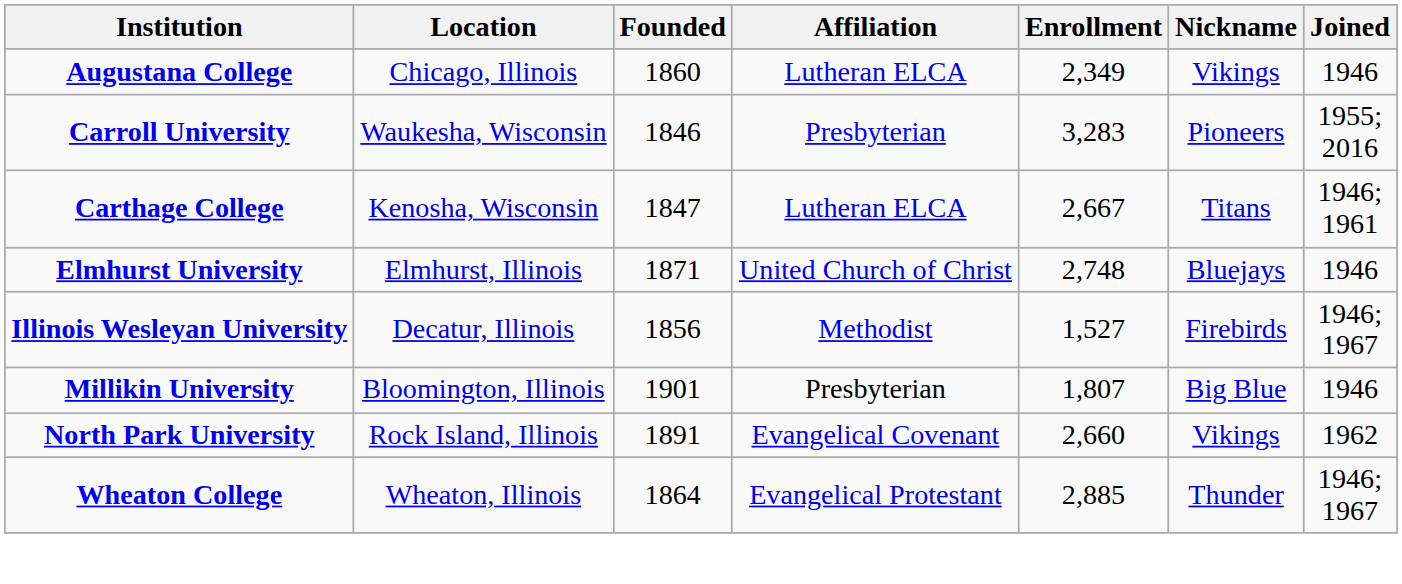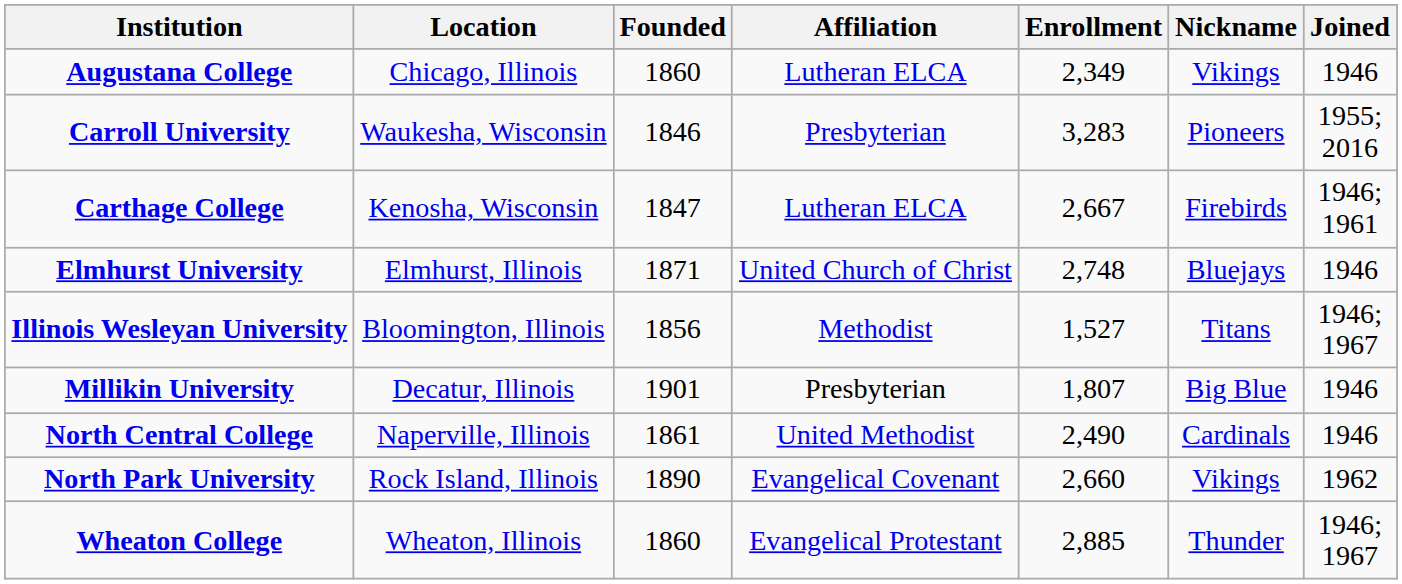(1236, 208) Titans -> (1236, 208) Firebirds
(483, 329) Decatur, Illinois -> (483, 329) Bloomington, Illinois
(1236, 329) Firebirds -> (1236, 329) Titans
(483, 389) Bloomington, Illinois -> (483, 389) Decatur, Illinois
+ row: (179, 434)
(673, 434) 1891 -> (673, 479) 1890
(673, 494) 1864 -> (673, 539) 1860
